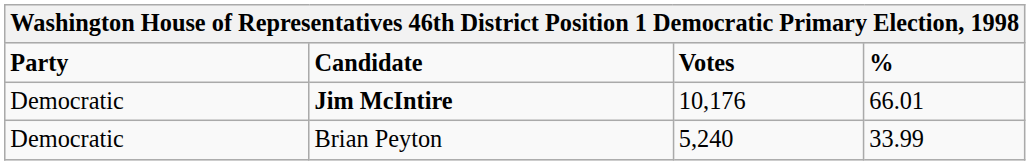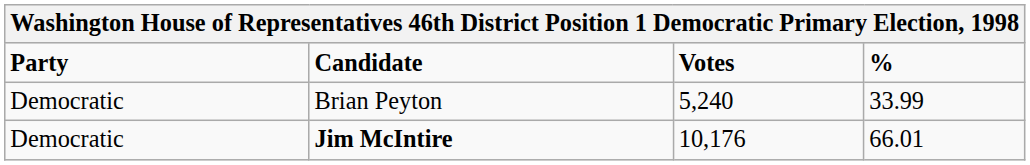rows swapped: (384, 100) <-> (378, 139)
